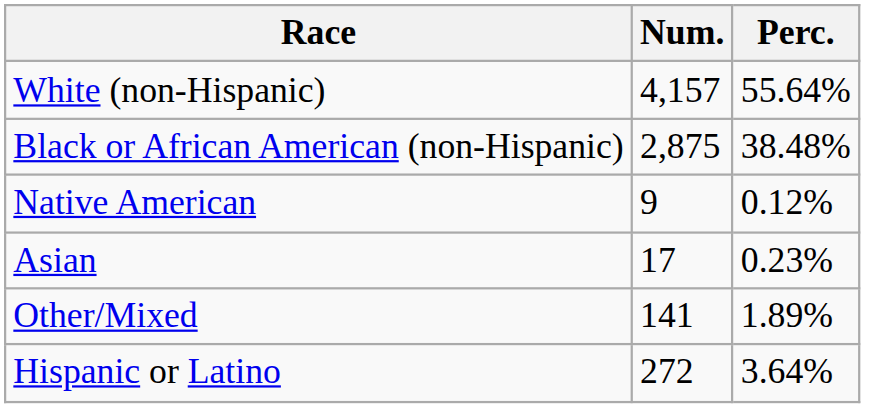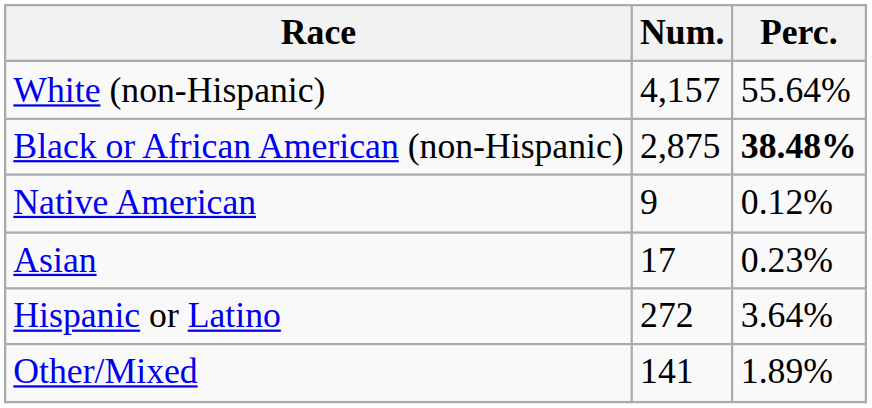(796, 145) normal -> (799, 145) bold
rows swapped: (105, 315) <-> (147, 372)
